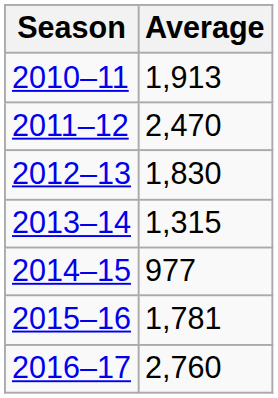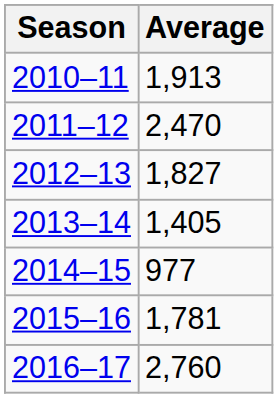(183, 174) 1,830 -> (183, 174) 1,827
(183, 222) 1,315 -> (183, 222) 1,405
